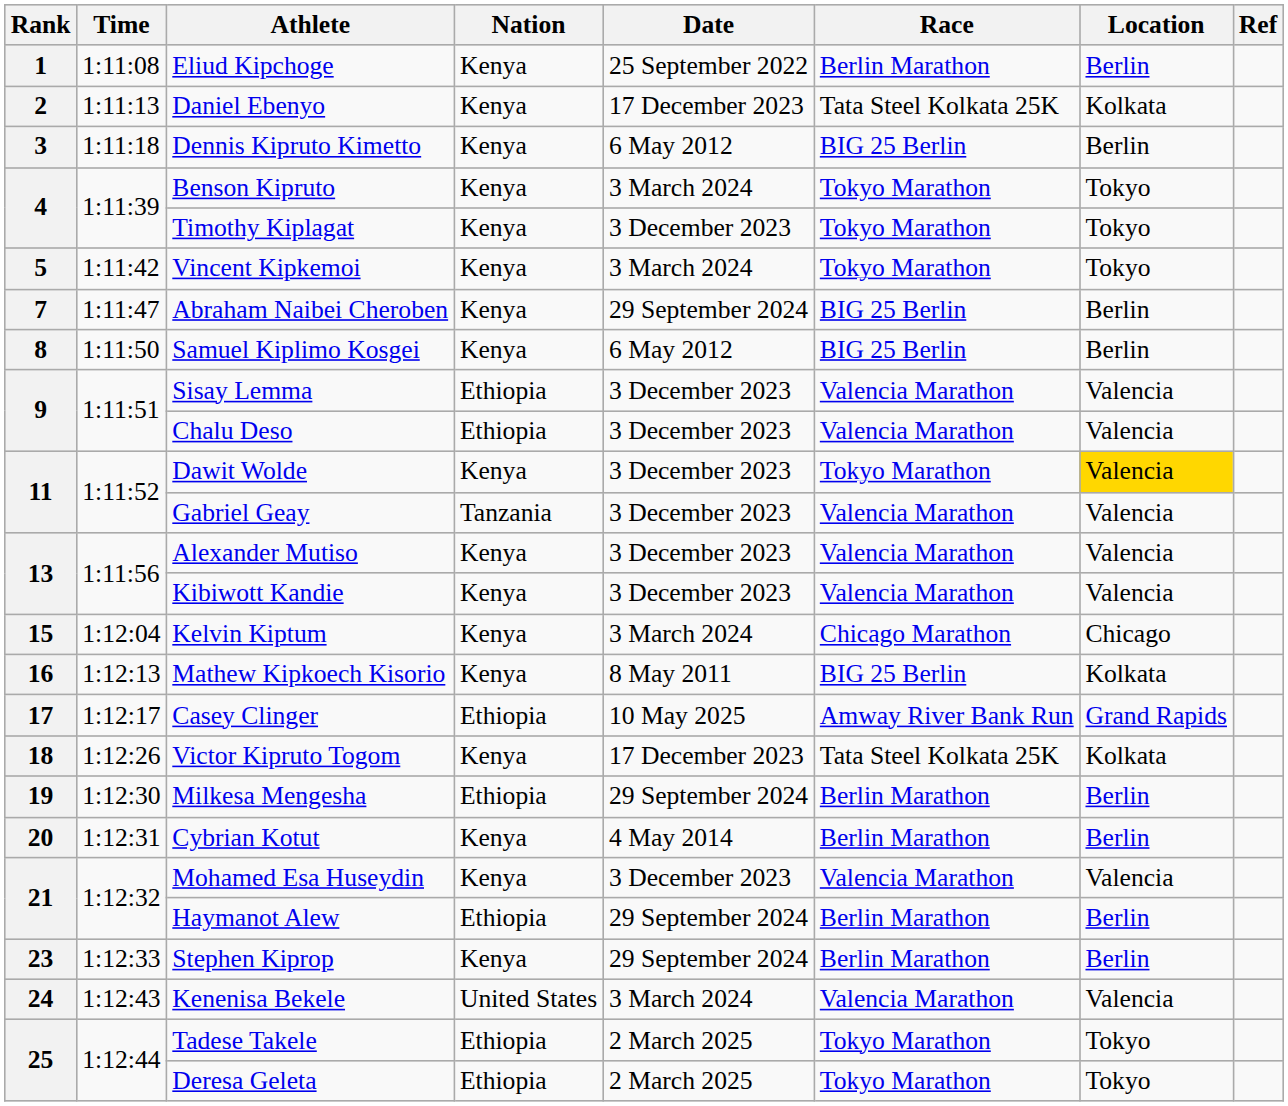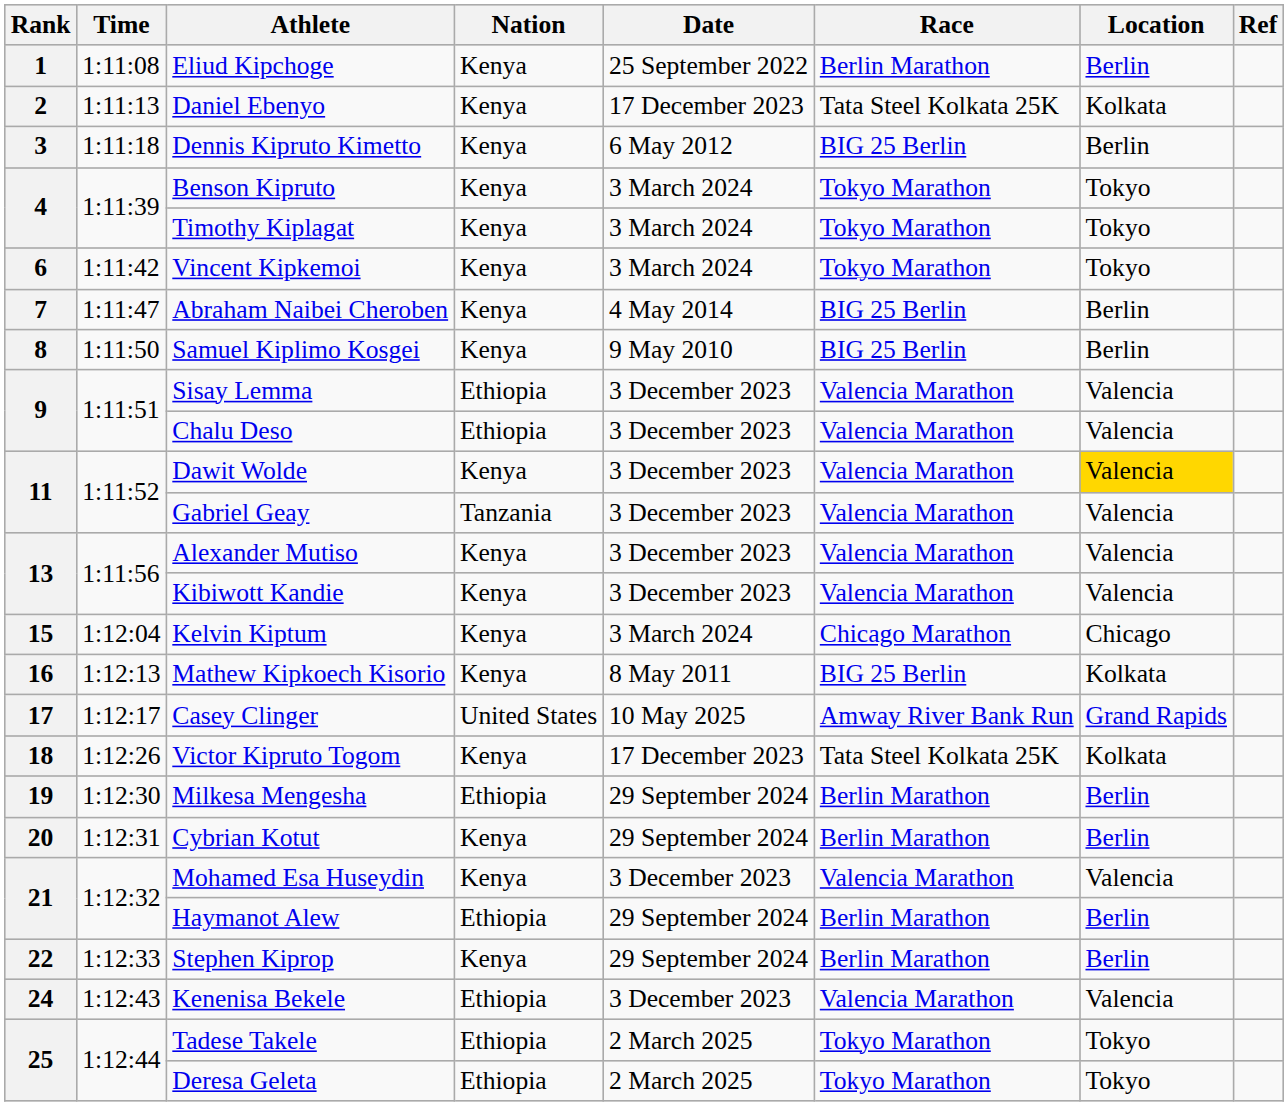(700, 227) 3 December 2023 -> (681, 227) 3 March 2024
(41, 268) 5 -> (41, 268) 6
(708, 308) 29 September 2024 -> (671, 308) 4 May 2014
(671, 349) 6 May 2012 -> (671, 349) 9 May 2010
(905, 471) Tokyo Marathon -> (917, 471) Valencia Marathon
(503, 715) Ethiopia -> (529, 715) United States
(671, 836) 4 May 2014 -> (708, 836) 29 September 2024
(41, 958) 23 -> (41, 958) 22
(529, 999) United States -> (503, 999) Ethiopia
(681, 999) 3 March 2024 -> (700, 999) 3 December 2023
